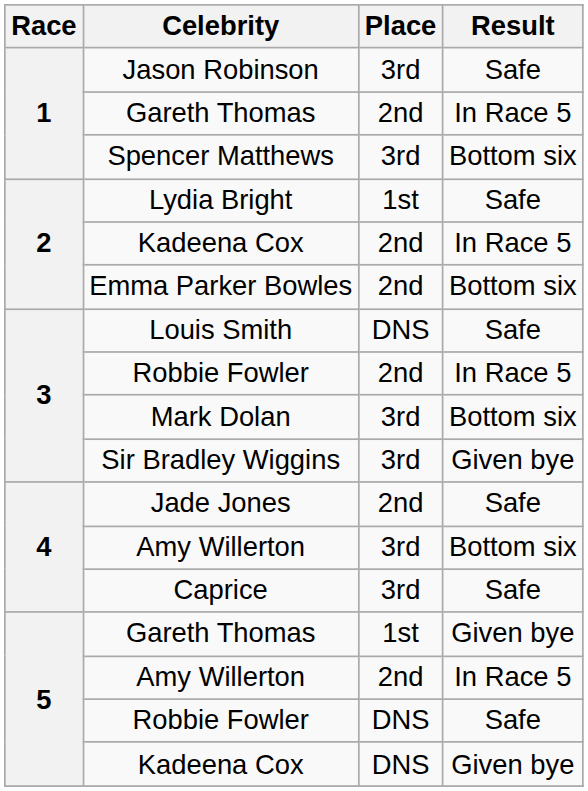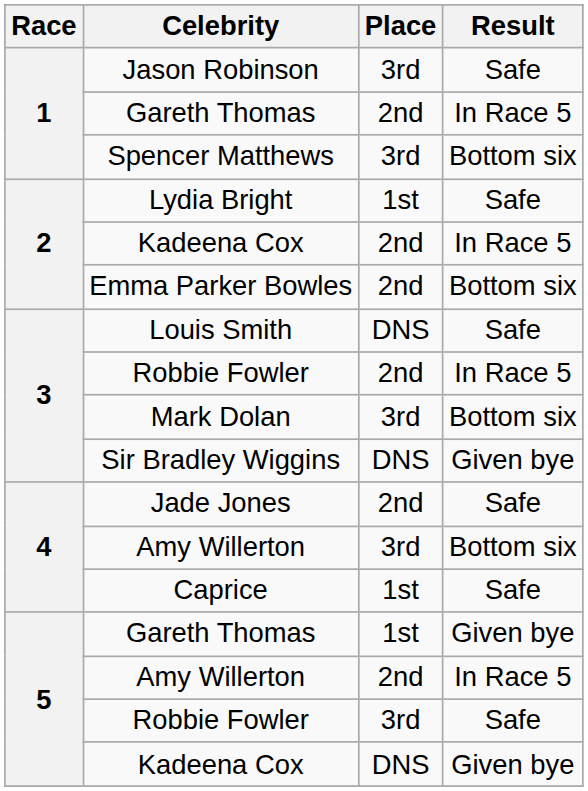(401, 460) 3rd -> (401, 460) DNS
(401, 590) 3rd -> (401, 590) 1st
(401, 720) DNS -> (401, 720) 3rd
